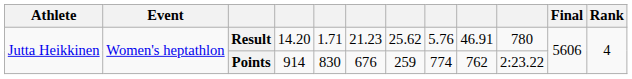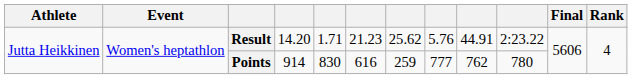(477, 39) 46.91 -> (477, 39) 44.91
(522, 39) 780 -> (522, 39) 2:23.22
(366, 62) 676 -> (366, 62) 616
(441, 62) 774 -> (441, 62) 777
(522, 62) 2:23.22 -> (522, 62) 780
